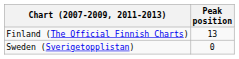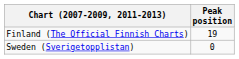(212, 34) 13 -> (212, 34) 19
